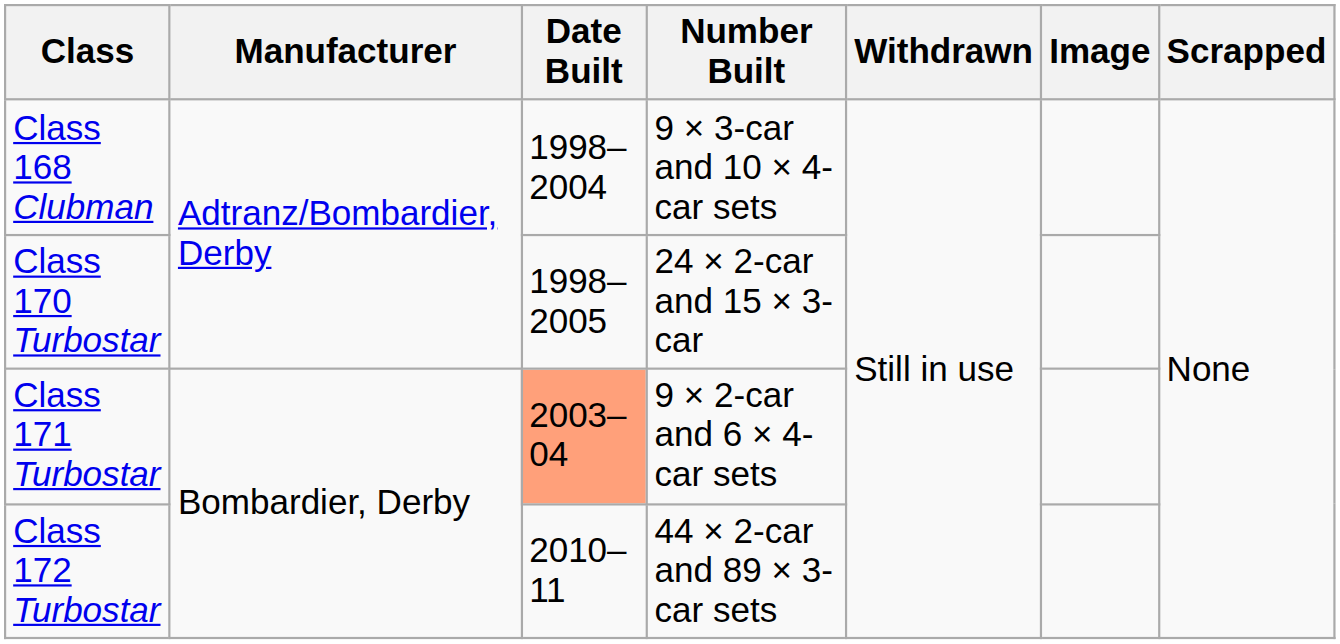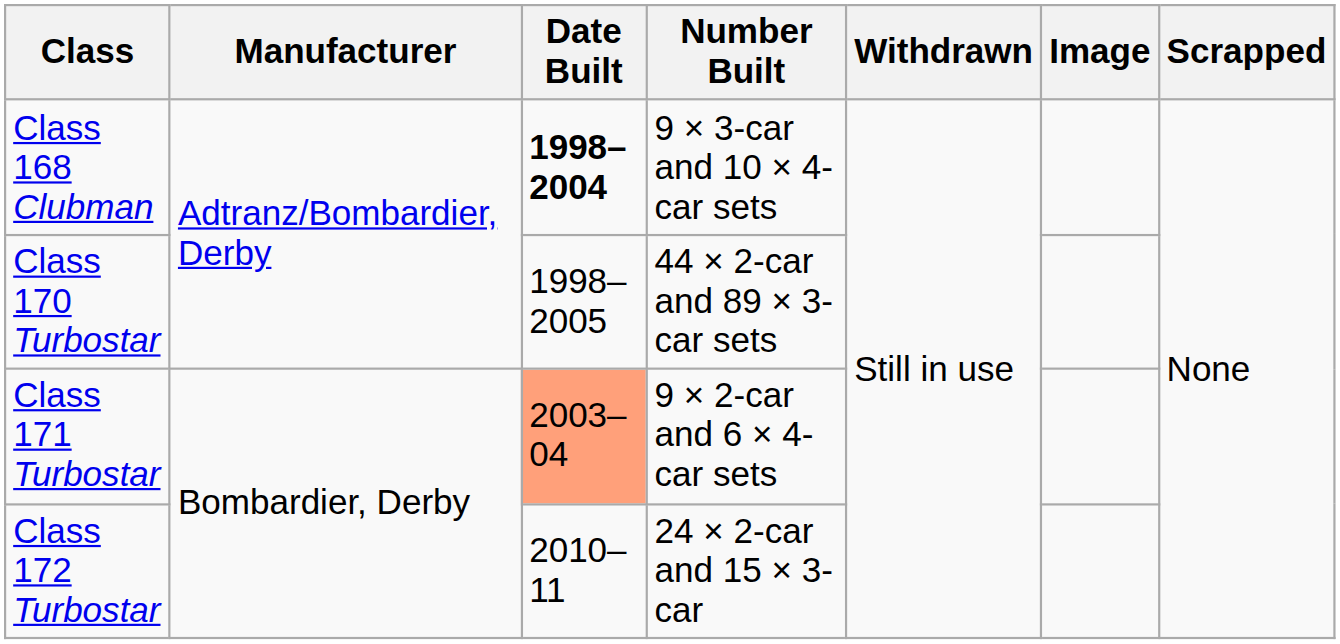(578, 166) normal -> (578, 166) bold
(744, 301) 24 × 2-car and 15 × 3-car -> (744, 301) 44 × 2-car and 89 × 3-car sets
(744, 569) 44 × 2-car and 89 × 3-car sets -> (744, 569) 24 × 2-car and 15 × 3-car
